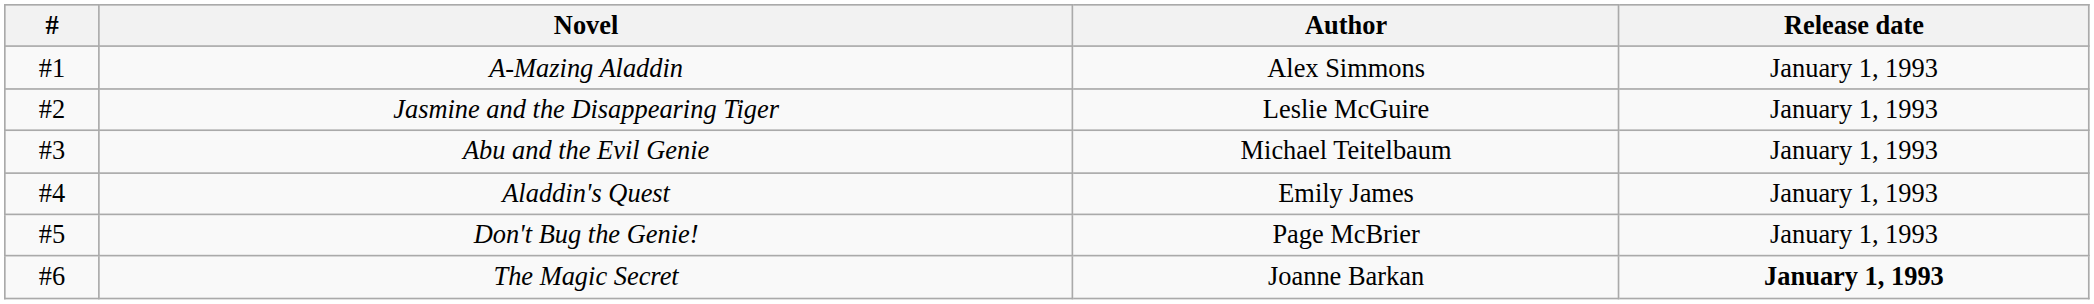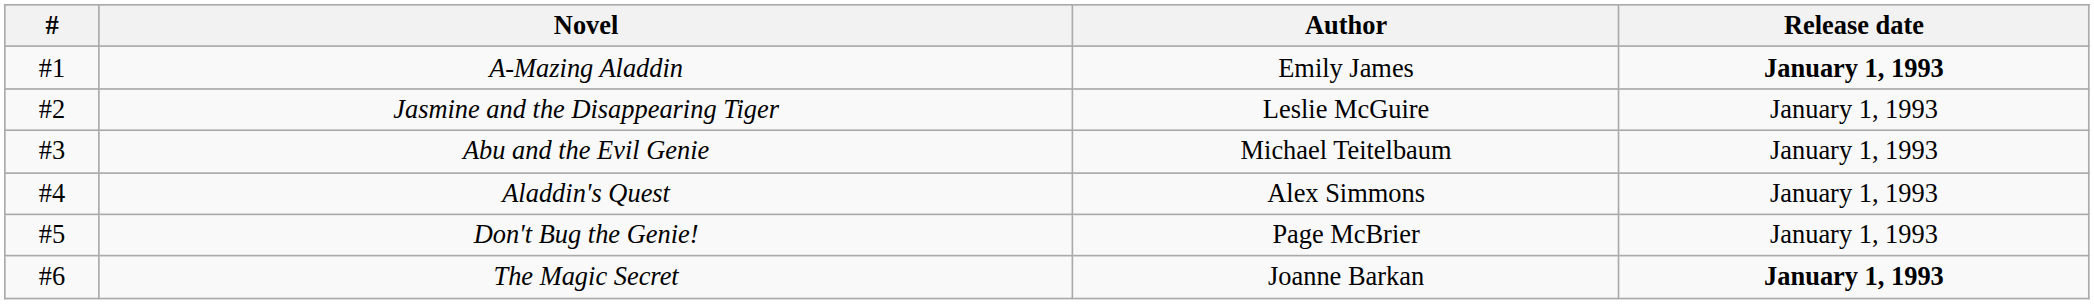(1346, 67) Alex Simmons -> (1346, 67) Emily James
(1854, 67) normal -> (1854, 67) bold
(1346, 192) Emily James -> (1346, 192) Alex Simmons
